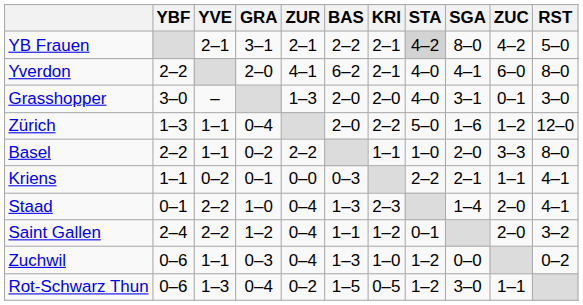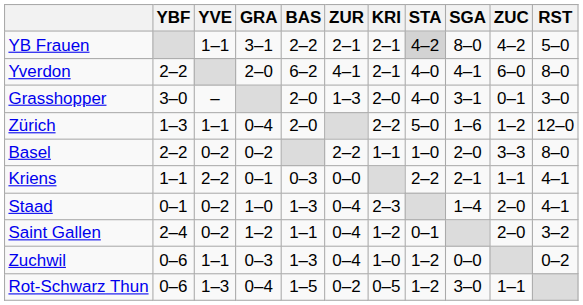columns swapped: (303, 17) <-> (346, 17)
(215, 44) 2–1 -> (215, 44) 1–1
(215, 152) 1–1 -> (215, 152) 0–2
(215, 179) 0–2 -> (215, 179) 2–2
(215, 206) 2–2 -> (215, 206) 0–2
(215, 233) 2–2 -> (215, 233) 0–2
